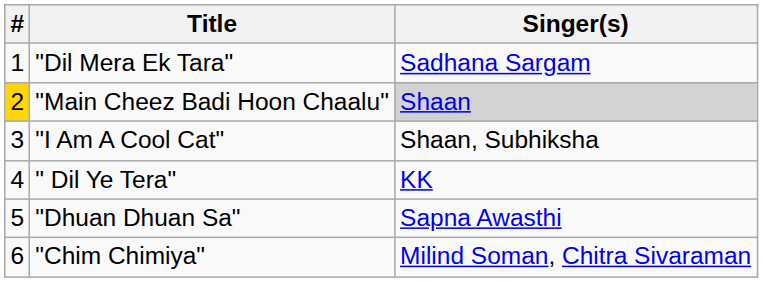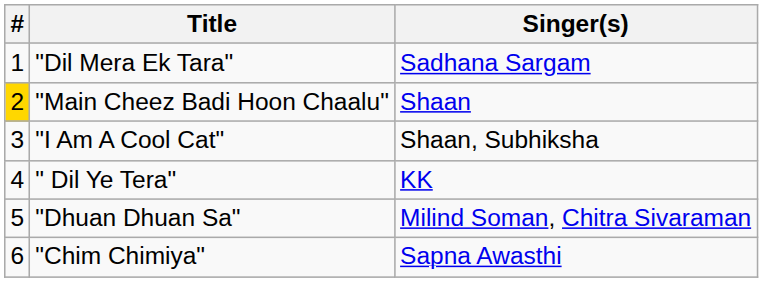(435, 101) lightgrey background -> (435, 101) no background
(481, 218) Sapna Awasthi -> (576, 218) Milind Soman, Chitra Sivaraman
(576, 256) Milind Soman, Chitra Sivaraman -> (481, 256) Sapna Awasthi
